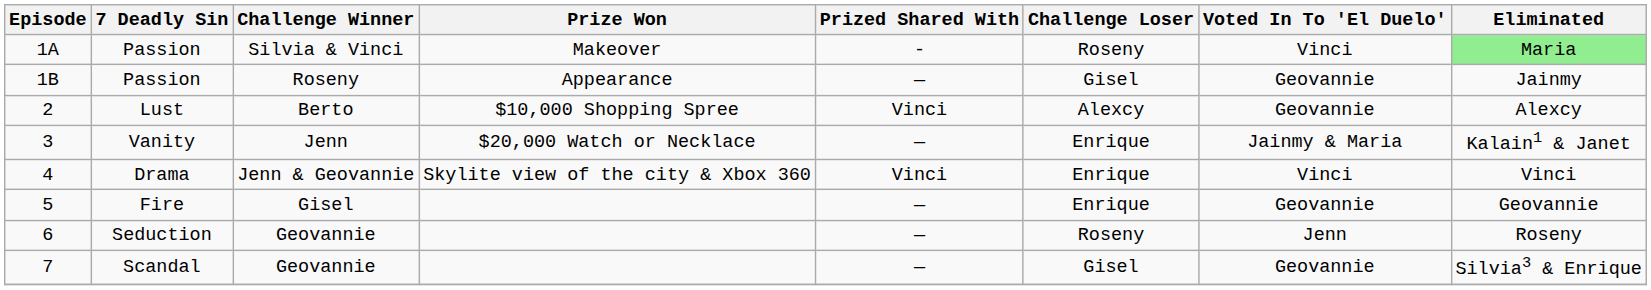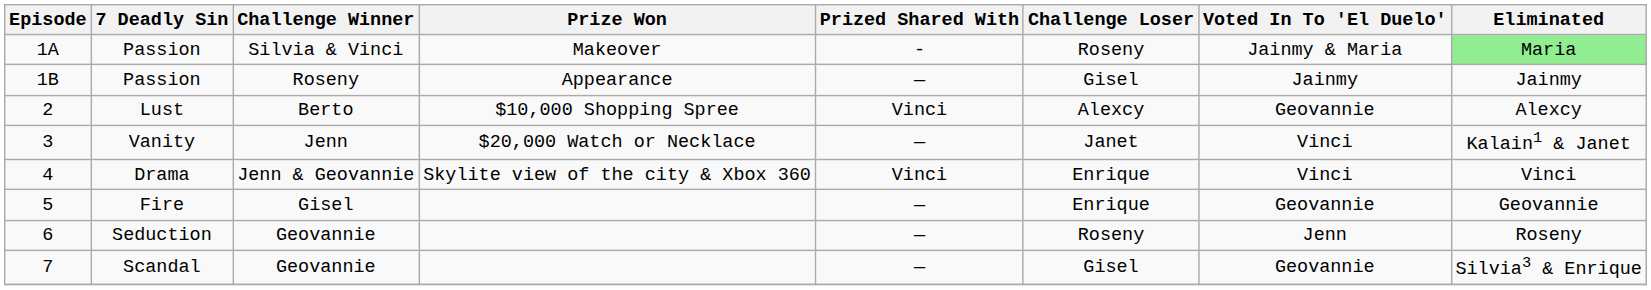(1325, 50) Vinci -> (1325, 50) Jainmy & Maria
(1325, 80) Geovannie -> (1325, 80) Jainmy
(1111, 142) Enrique -> (1111, 142) Janet
(1325, 142) Jainmy & Maria -> (1325, 142) Vinci
